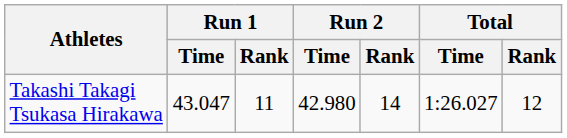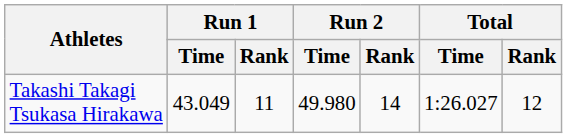(201, 103) 43.047 -> (201, 103) 43.049
(327, 103) 42.980 -> (327, 103) 49.980
